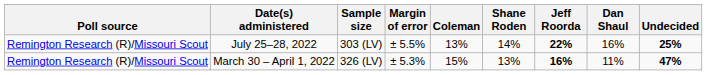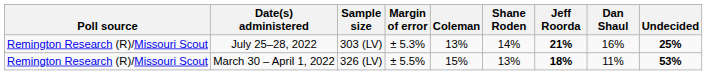(408, 44) ± 5.5% -> (408, 44) ± 5.3%
(561, 44) 22% -> (561, 44) 21%
(408, 62) ± 5.3% -> (408, 62) ± 5.5%
(561, 62) 16% -> (561, 62) 18%
(670, 62) 47% -> (670, 62) 53%
